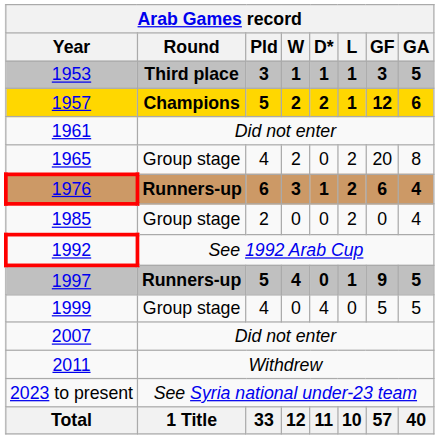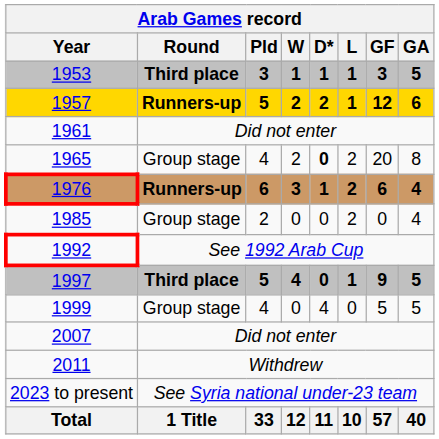(192, 103) Champions -> (192, 103) Runners-up
(324, 160) normal -> (324, 160) bold
(192, 280) Runners-up -> (192, 280) Third place
